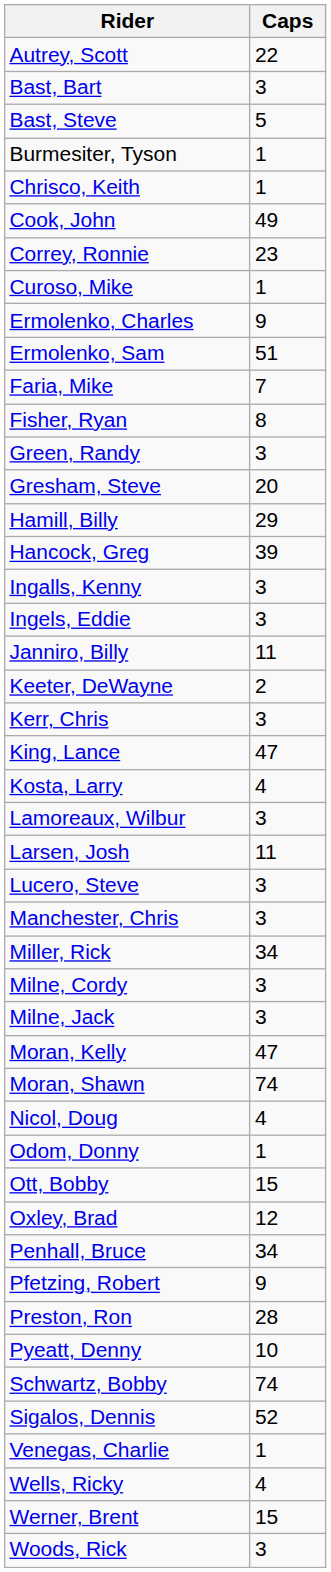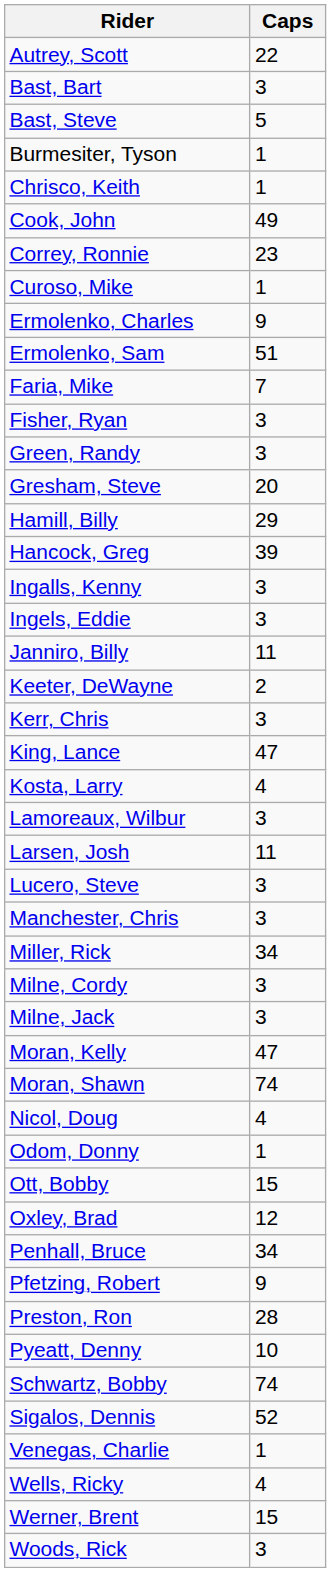(261, 420) 8 -> (261, 420) 3
